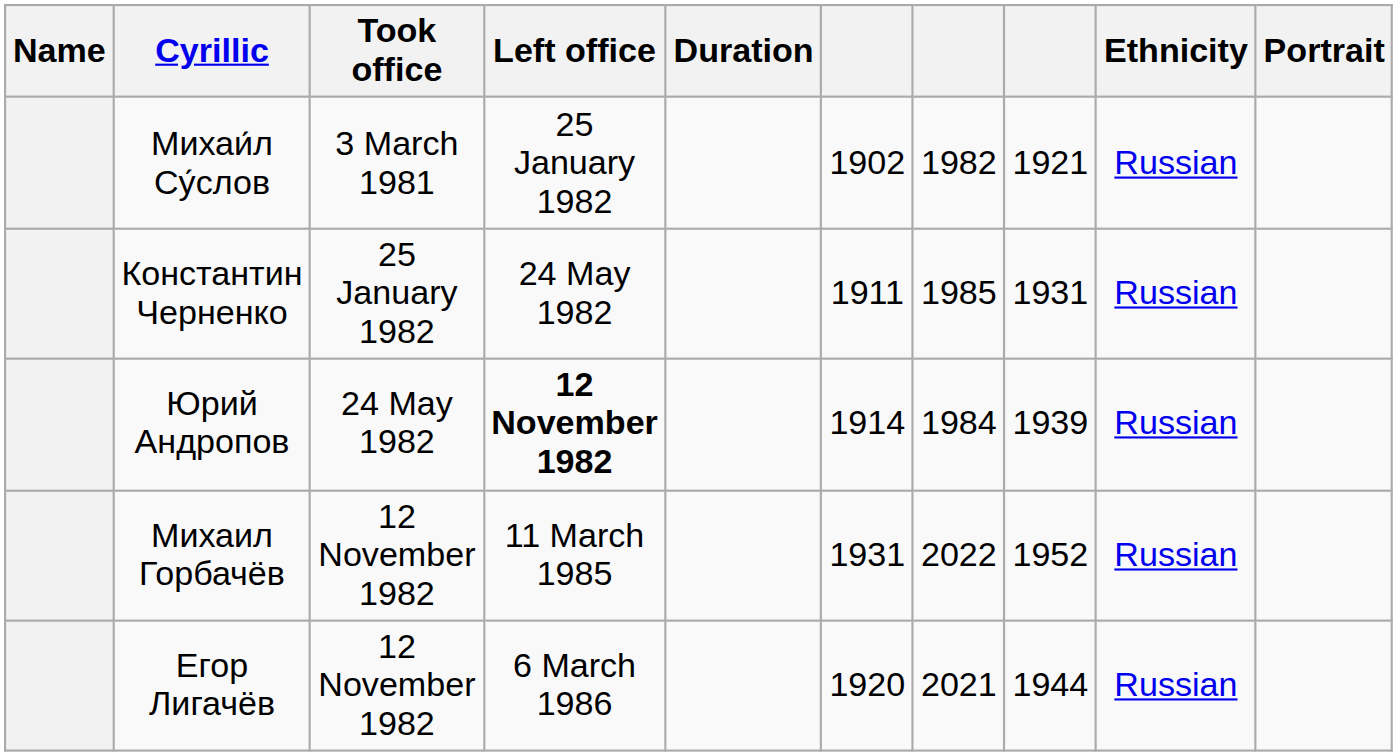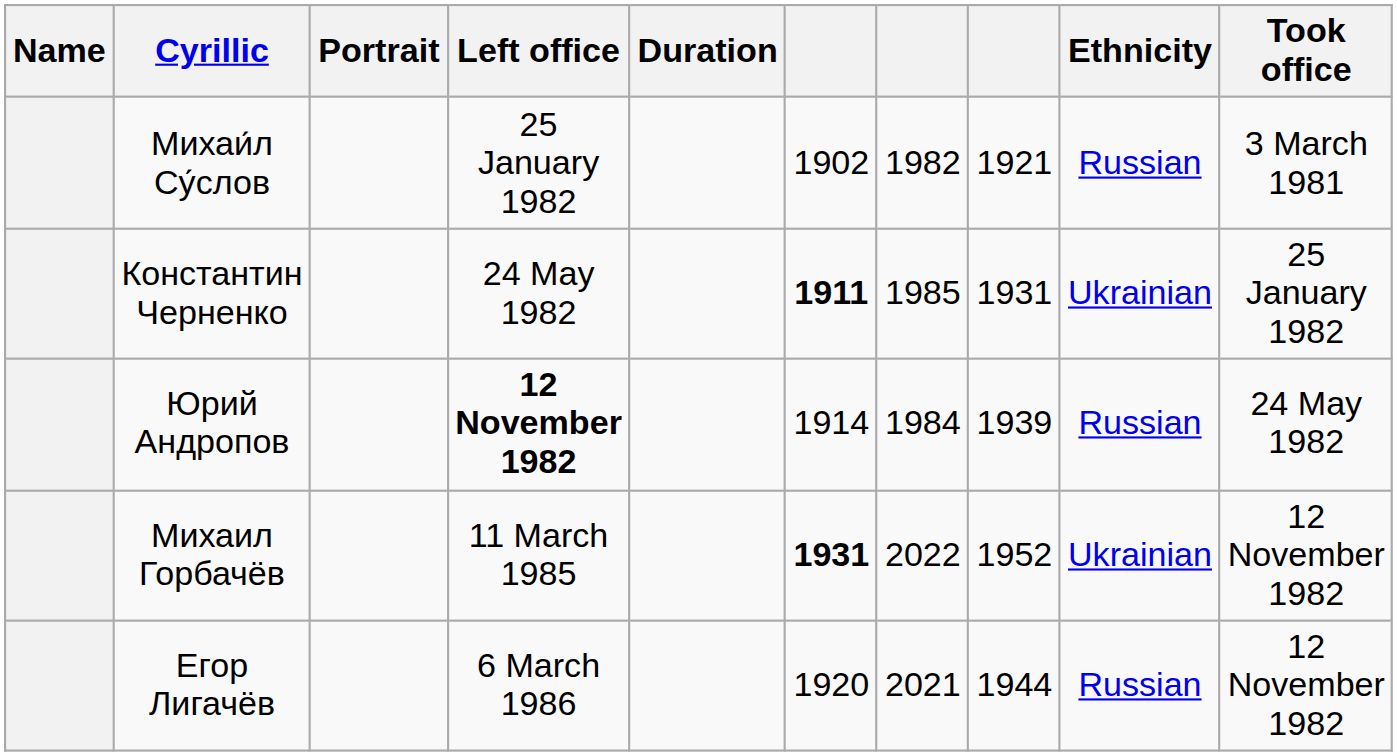columns swapped: (397, 50) <-> (1324, 50)
(867, 292) normal -> (831, 292) bold
(1176, 292) Russian -> (1140, 292) Ukrainian
(867, 554) normal -> (831, 554) bold
(1176, 554) Russian -> (1140, 554) Ukrainian
